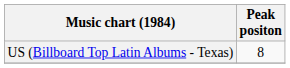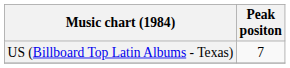(261, 52) 8 -> (261, 52) 7
